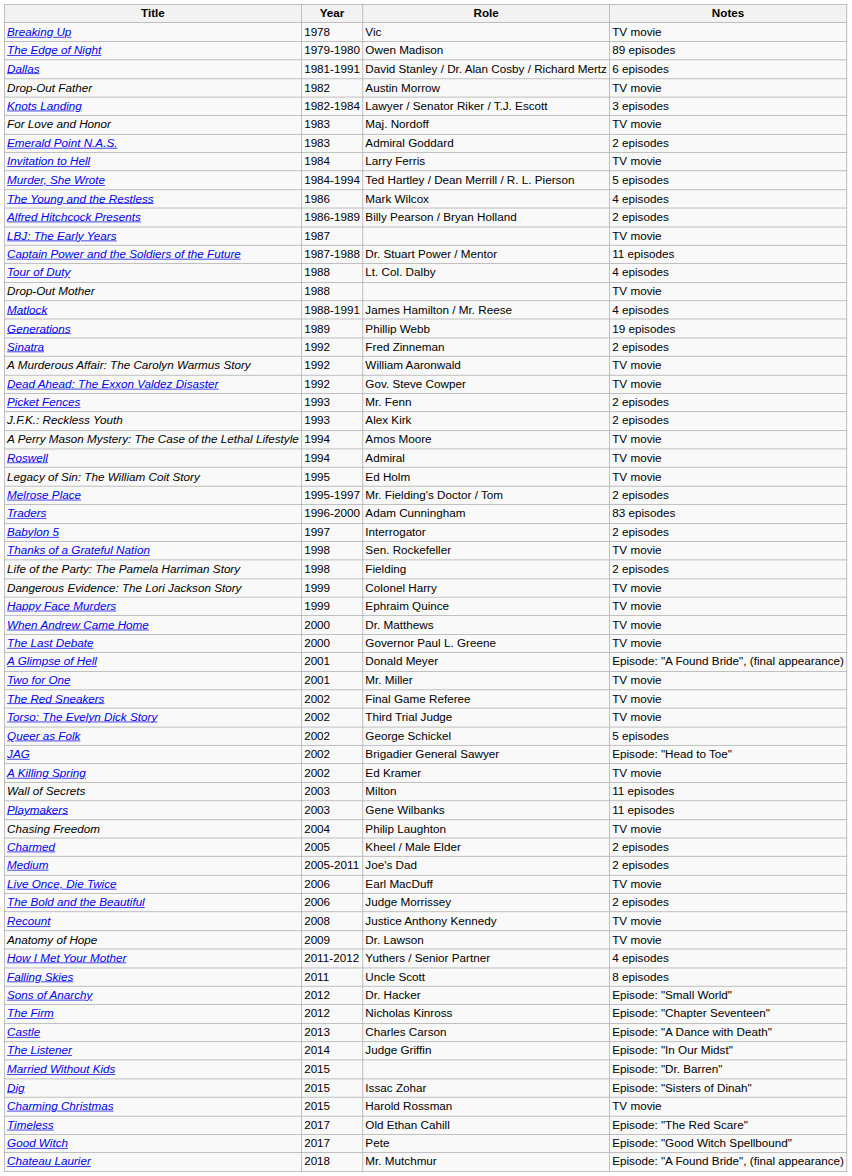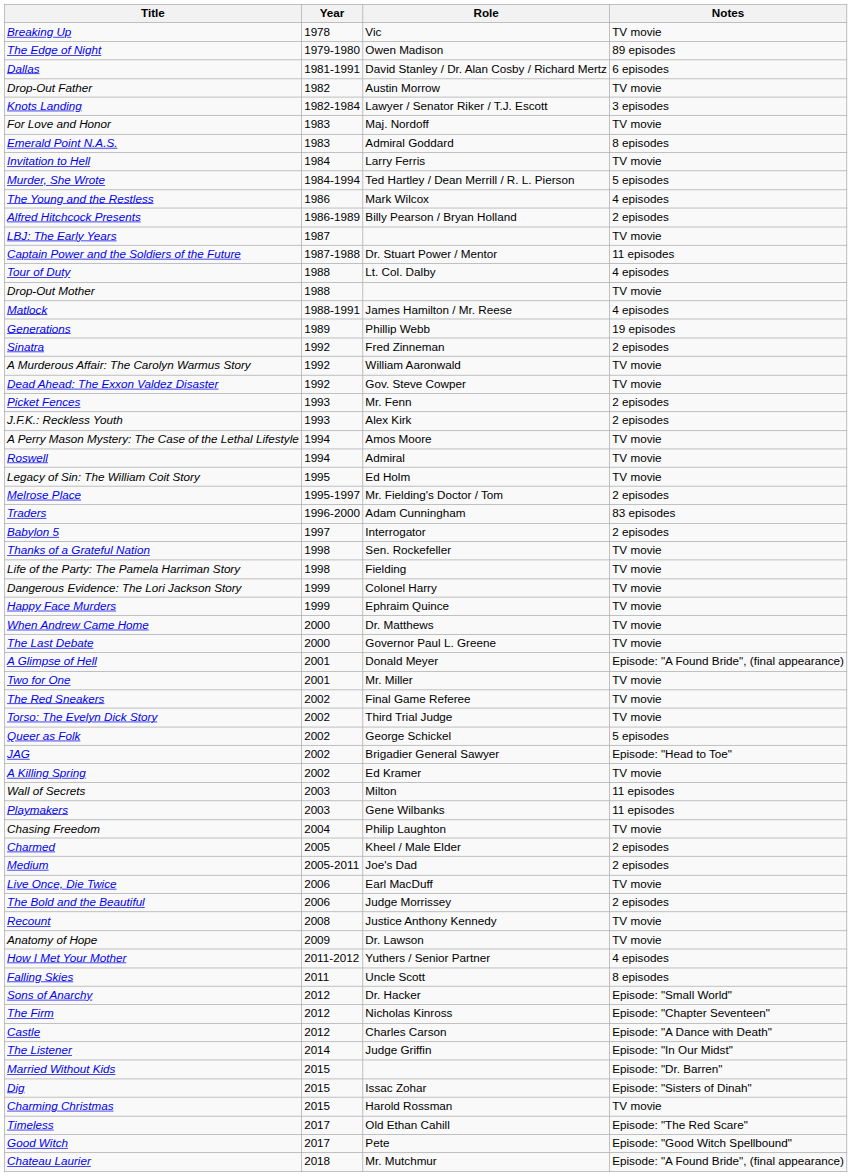(640, 143) 2 episodes -> (640, 143) 8 episodes
(640, 569) 2 episodes -> (637, 569) TV movie
(317, 1032) 2013 -> (317, 1032) 2012
